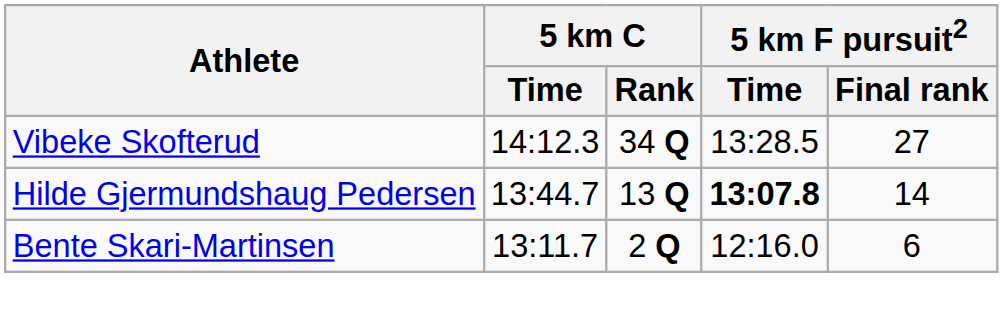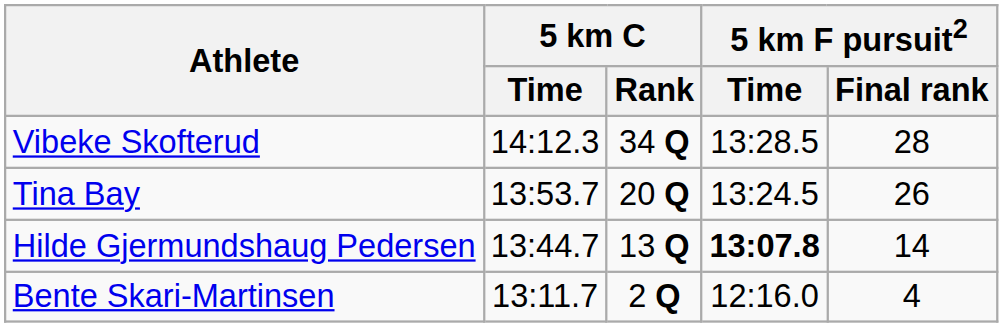(912, 143) 27 -> (912, 143) 28
+ row: (76, 194)
(912, 245) 6 -> (912, 297) 4
